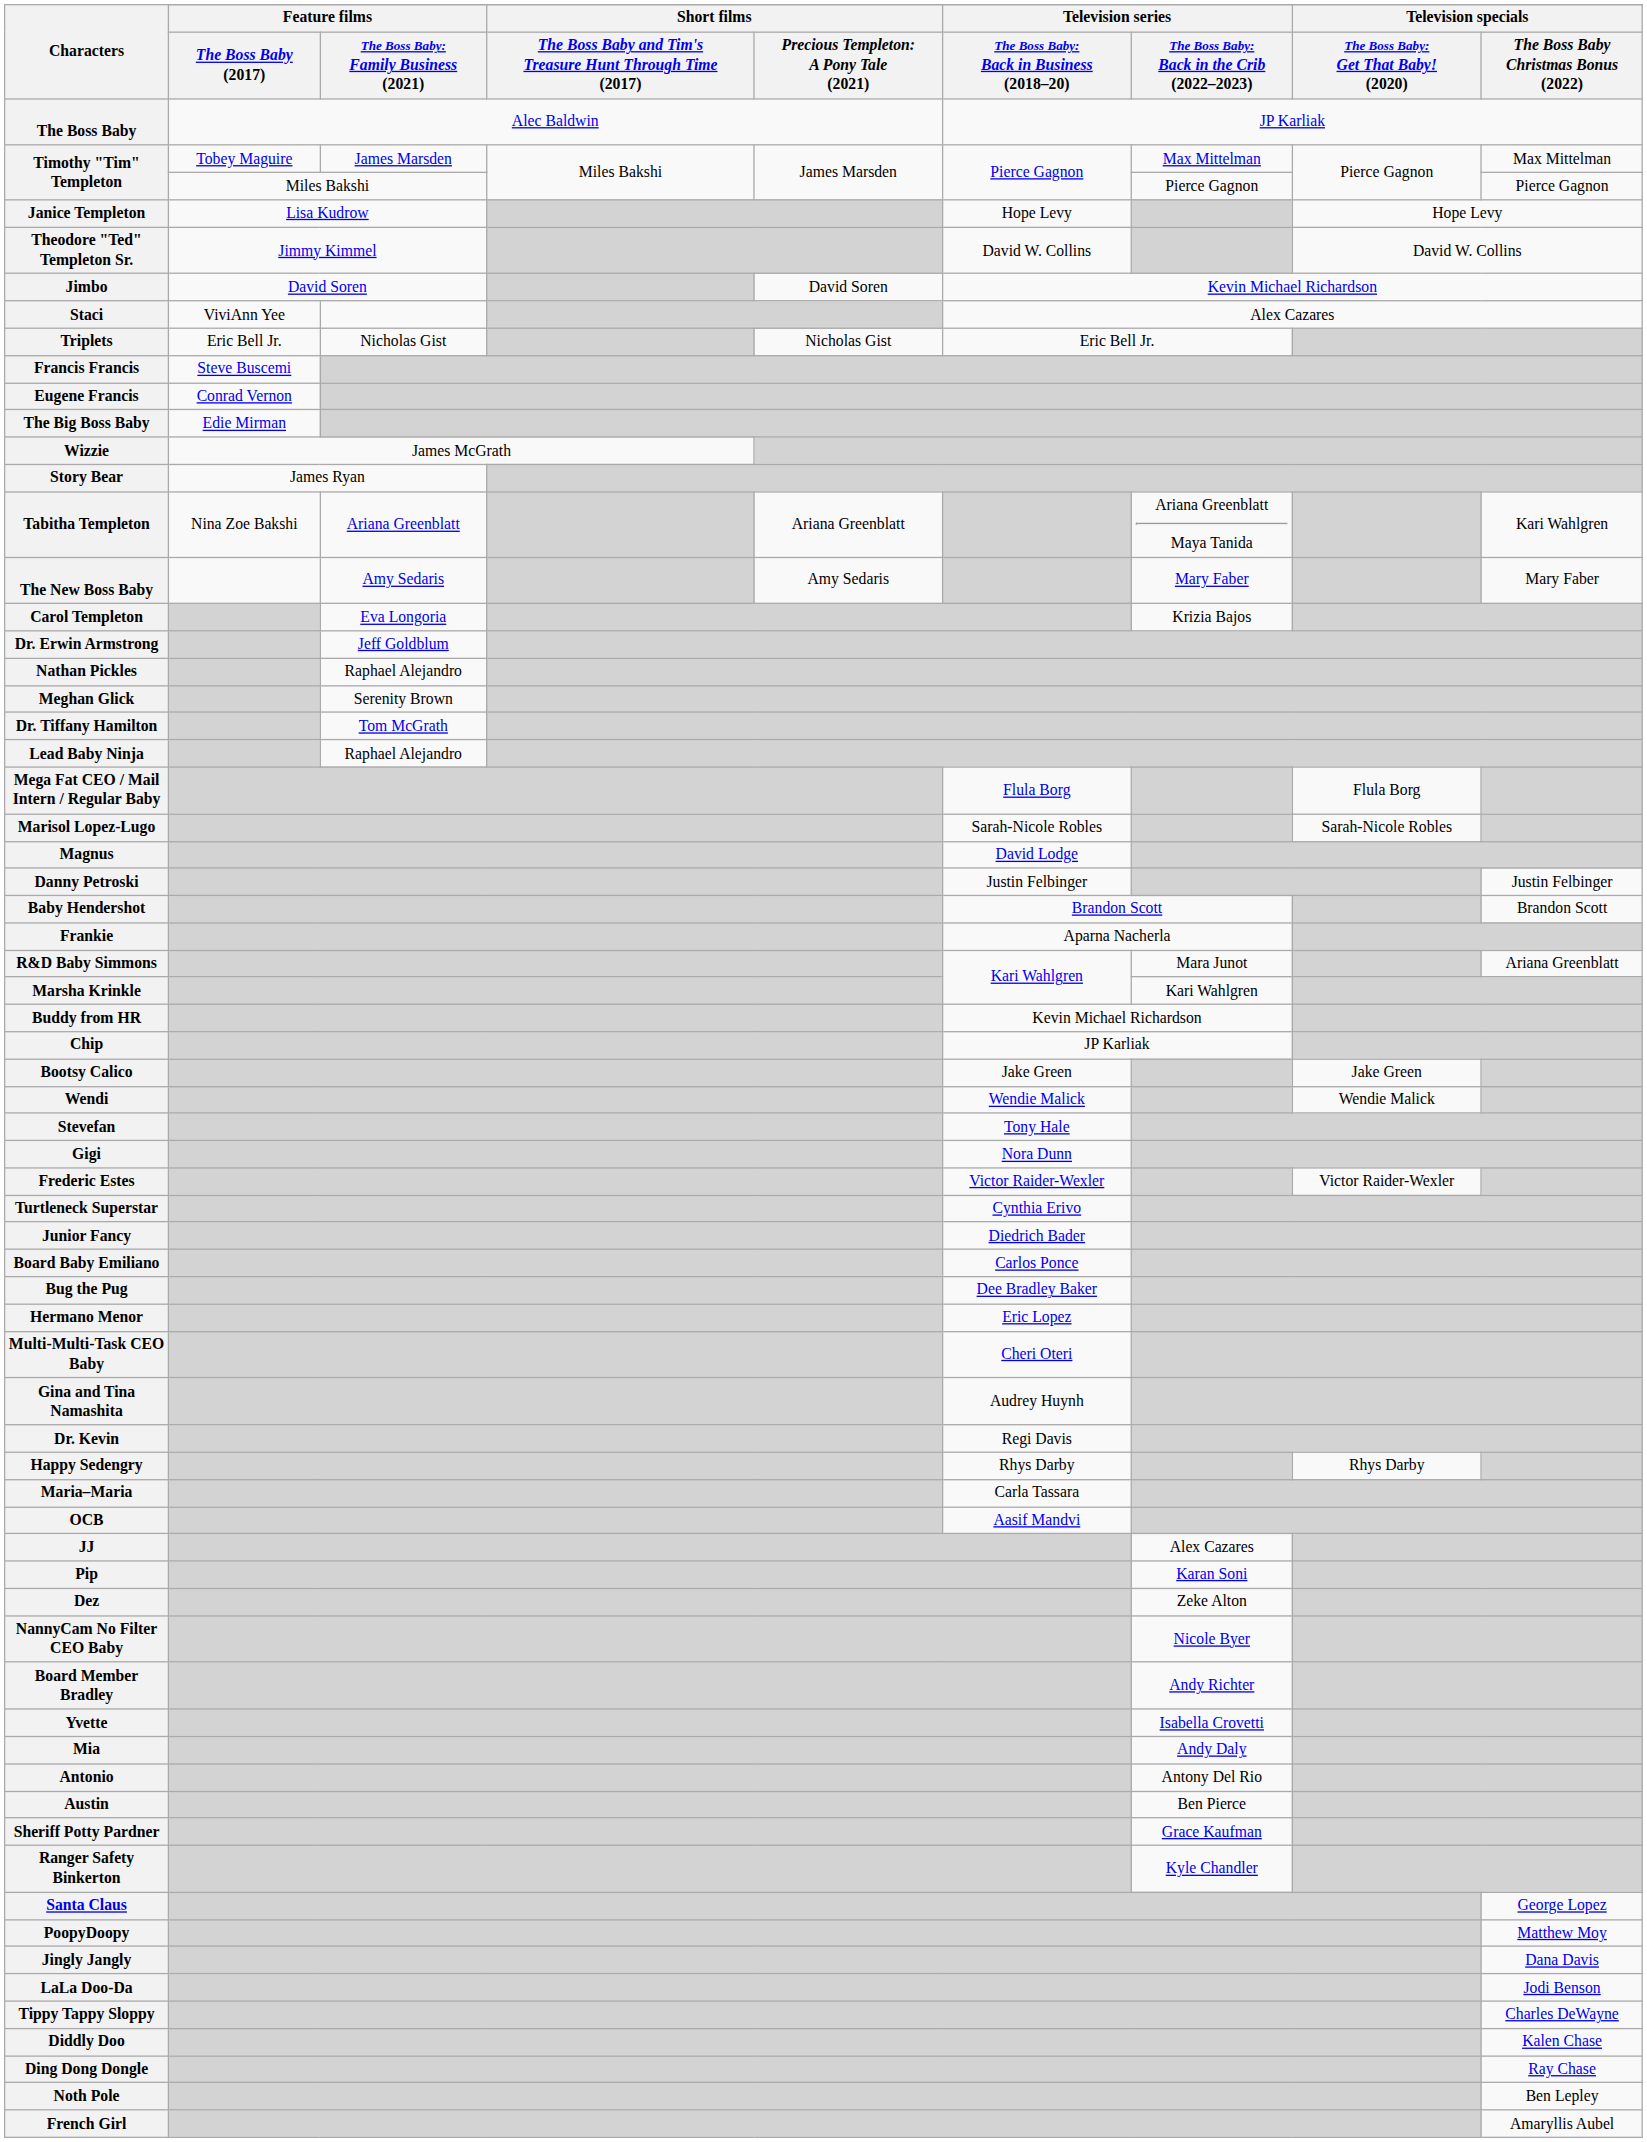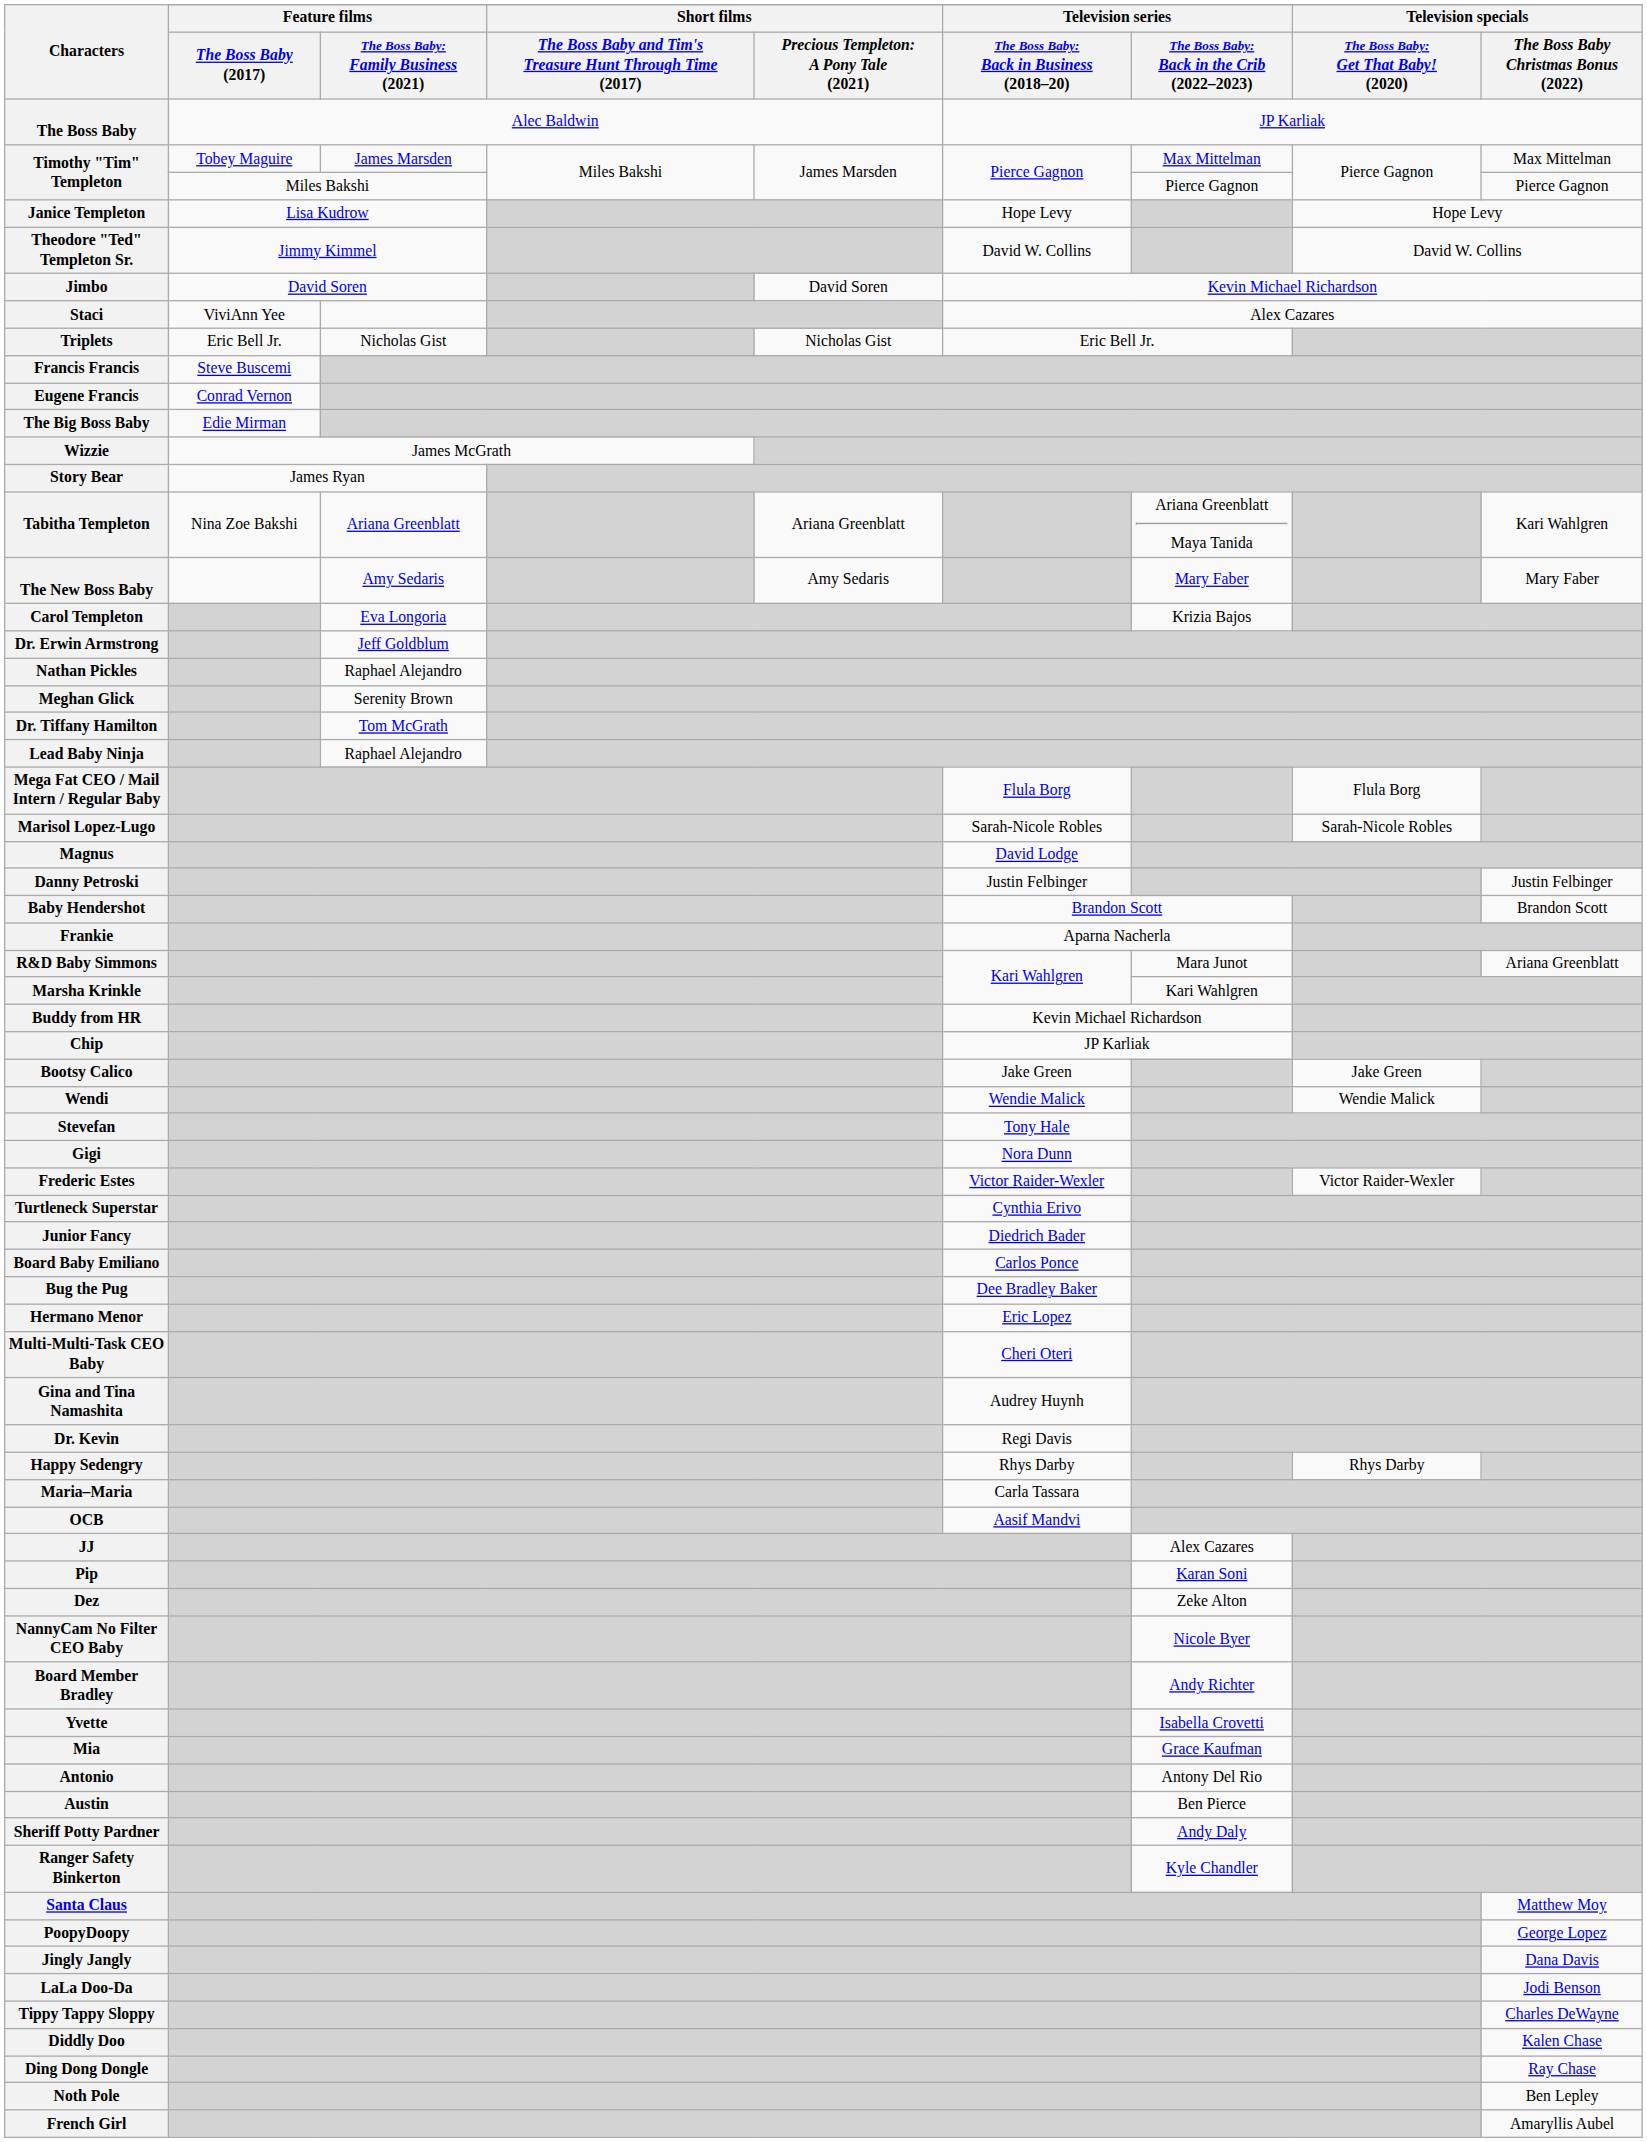(1212, 1749) Andy Daly -> (1212, 1749) Grace Kaufman
(1212, 1831) Grace Kaufman -> (1212, 1831) Andy Daly
(1562, 1905) George Lopez -> (1562, 1905) Matthew Moy
(1562, 1932) Matthew Moy -> (1562, 1932) George Lopez
